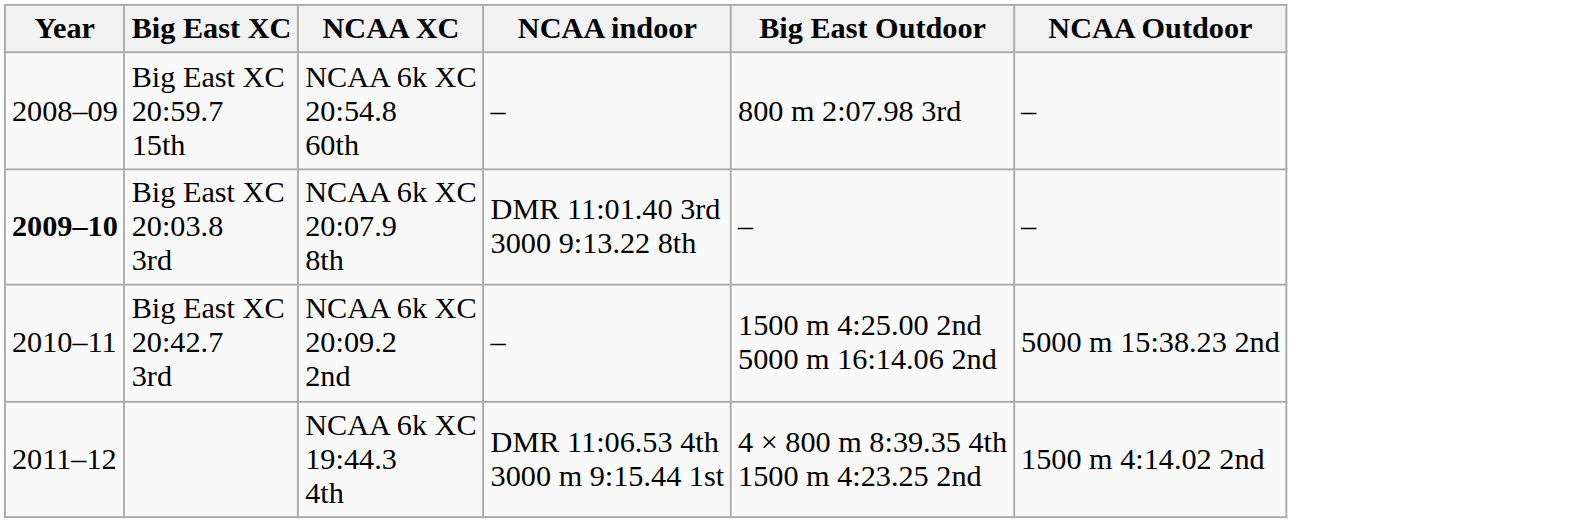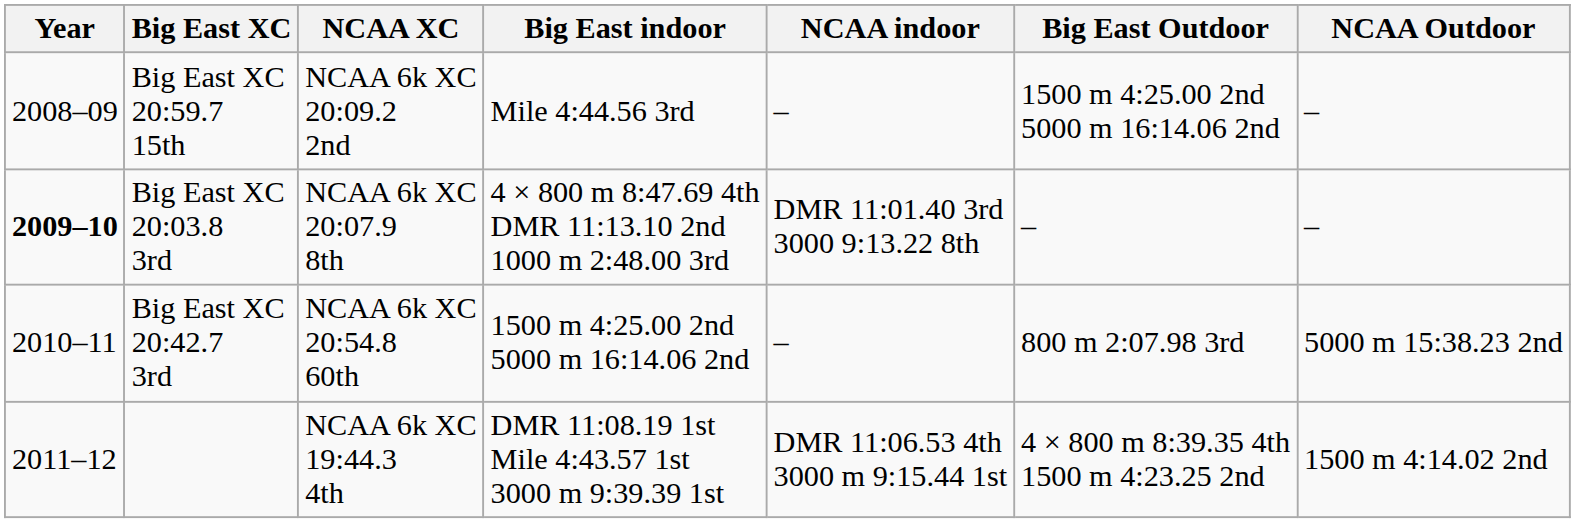+ column: (625, 28)
(391, 110) NCAA 6k XC 20:54.8 60th -> (391, 110) NCAA 6k XC 20:09.2 2nd
(850, 110) 800 m 2:07.98 3rd -> (1150, 110) 1500 m 4:25.00 2nd 5000 m 16:14.06 2nd
(391, 342) NCAA 6k XC 20:09.2 2nd -> (391, 342) NCAA 6k XC 20:54.8 60th
(867, 342) 1500 m 4:25.00 2nd 5000 m 16:14.06 2nd -> (1133, 342) 800 m 2:07.98 3rd
